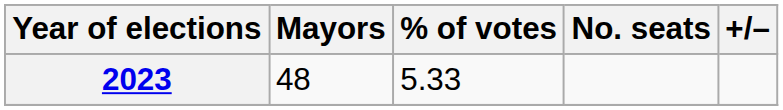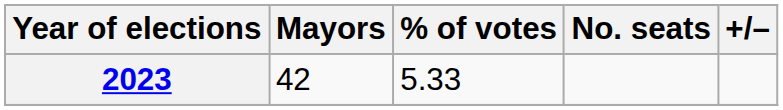(293, 79) 48 -> (293, 79) 42
